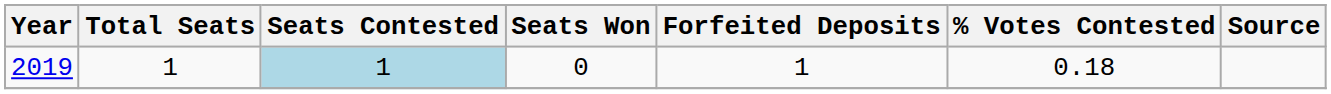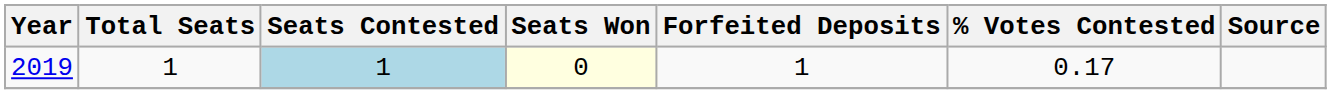(581, 68) no background -> (581, 68) lightyellow background
(1084, 68) 0.18 -> (1084, 68) 0.17
